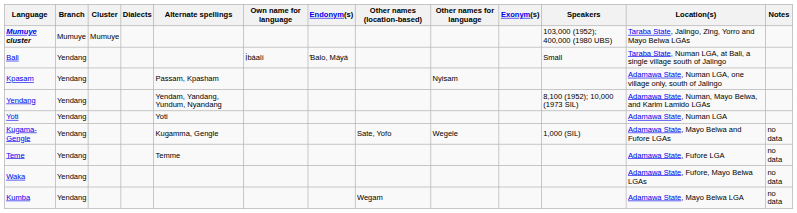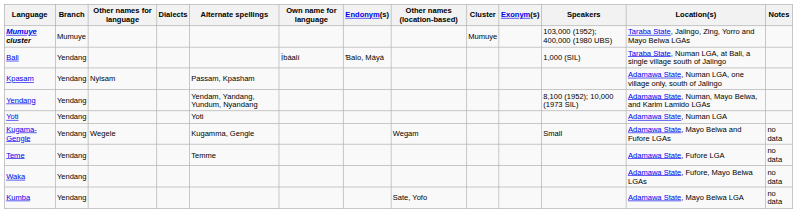columns swapped: (105, 15) <-> (465, 15)
(553, 58) Small -> (562, 58) 1,000 (SIL)
(374, 134) Sate, Yofo -> (406, 134) Wegam
(562, 134) 1,000 (SIL) -> (553, 134) Small
(370, 198) Wegam -> (410, 198) Sate, Yofo
